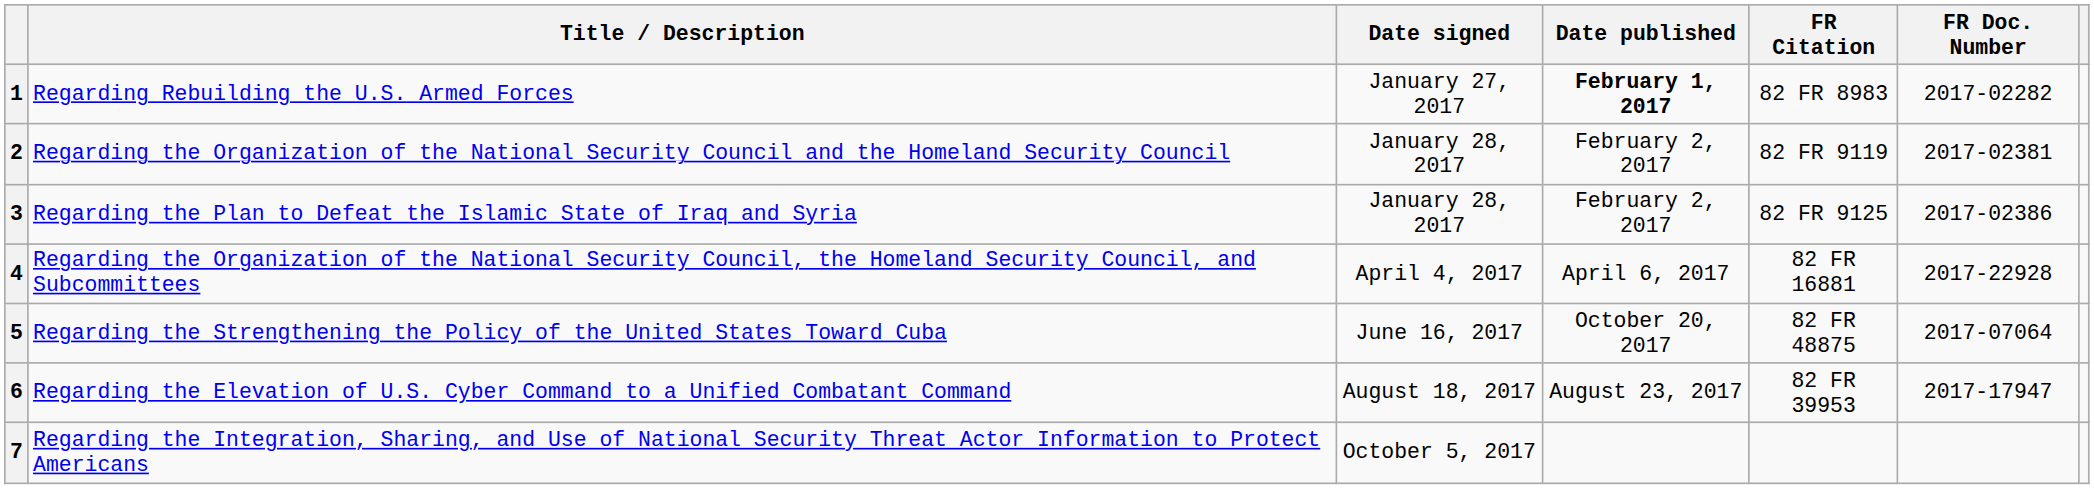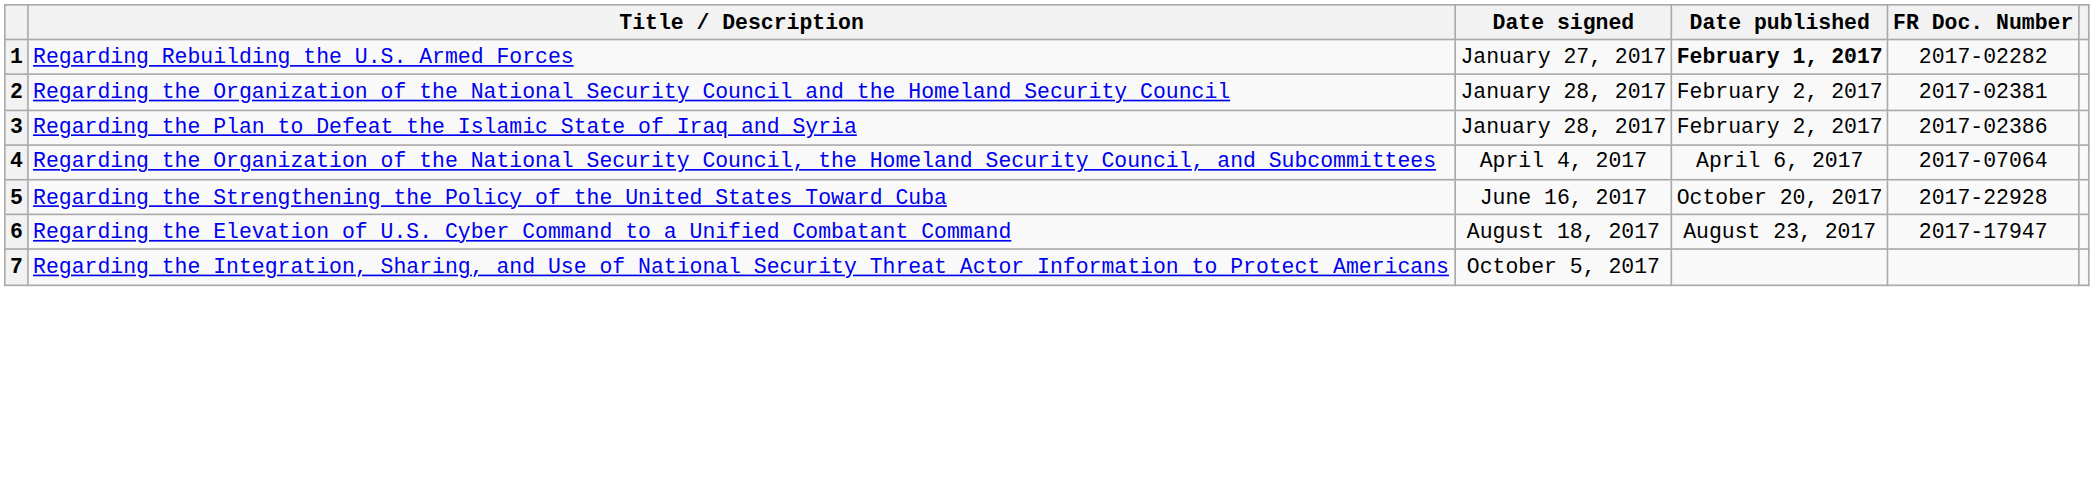- column: (1824, 35)
(1988, 274) 2017-22928 -> (1983, 162) 2017-07064
(1988, 333) 2017-07064 -> (1983, 197) 2017-22928
